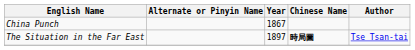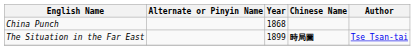(276, 24) 1867 -> (276, 24) 1868
(276, 38) 1897 -> (276, 38) 1899
